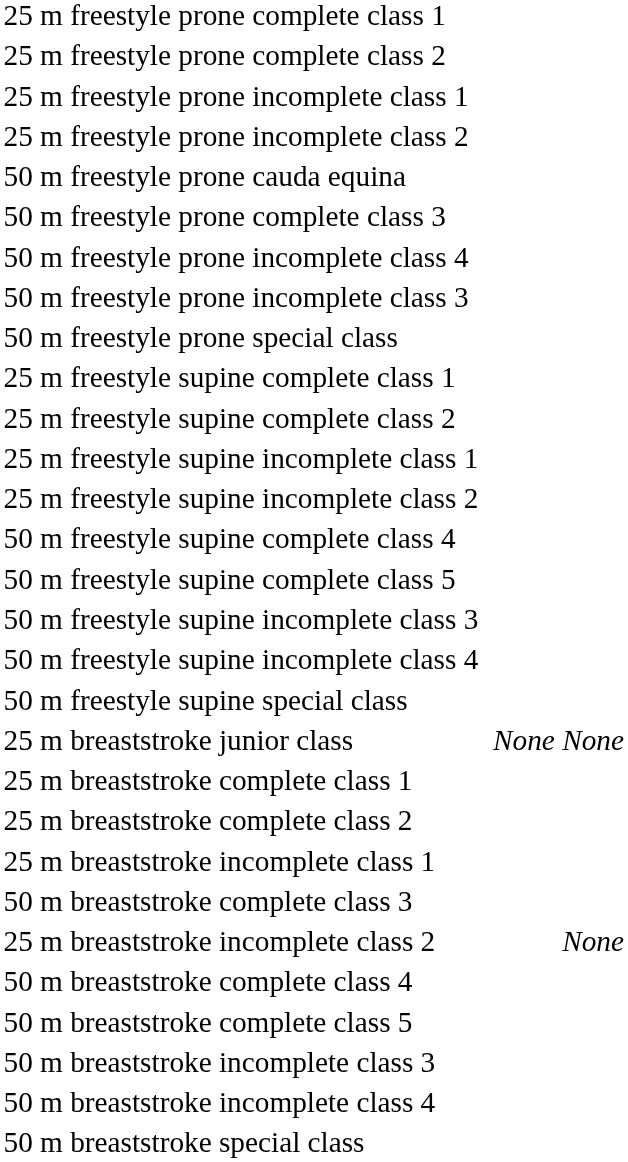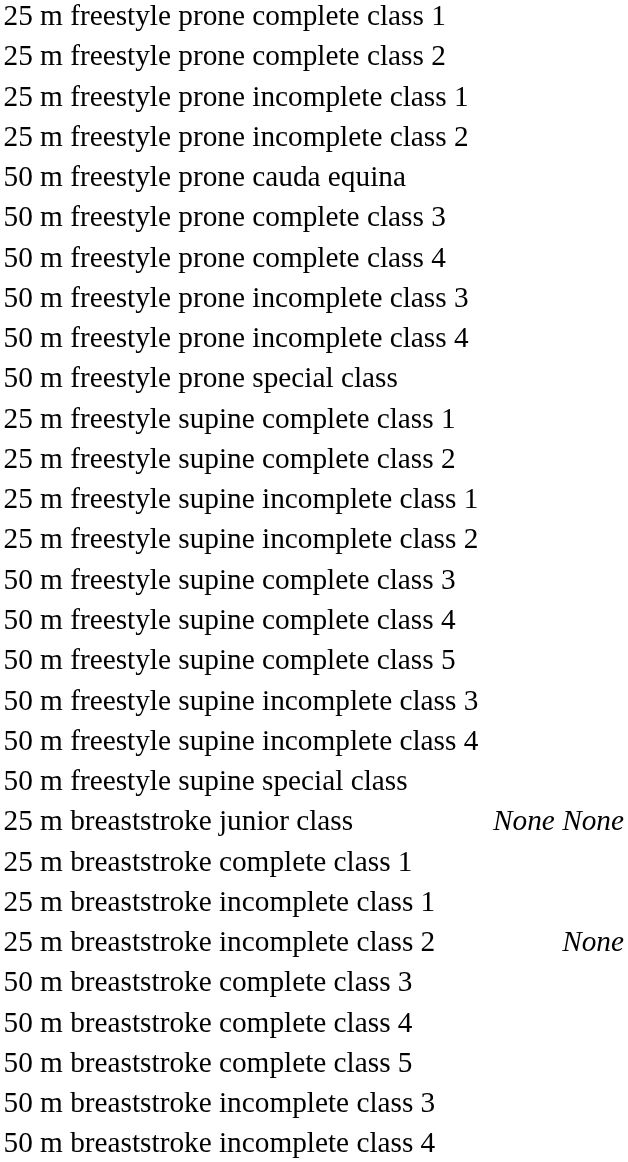+ row: (225, 257)
rows swapped: (236, 297) <-> (236, 257)
+ row: (230, 579)
- row: (208, 820)
rows swapped: (219, 941) <-> (208, 901)
- row: (184, 1142)
